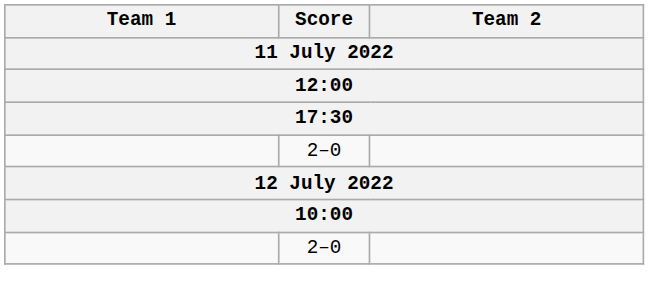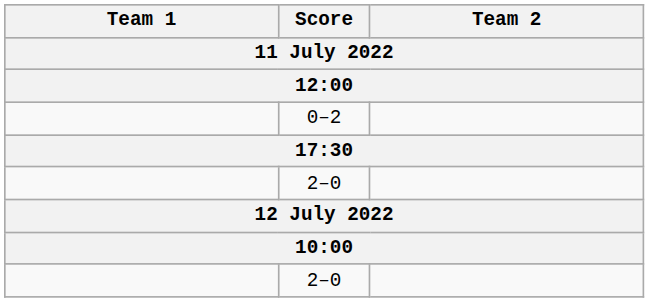+ row: (141, 118)
